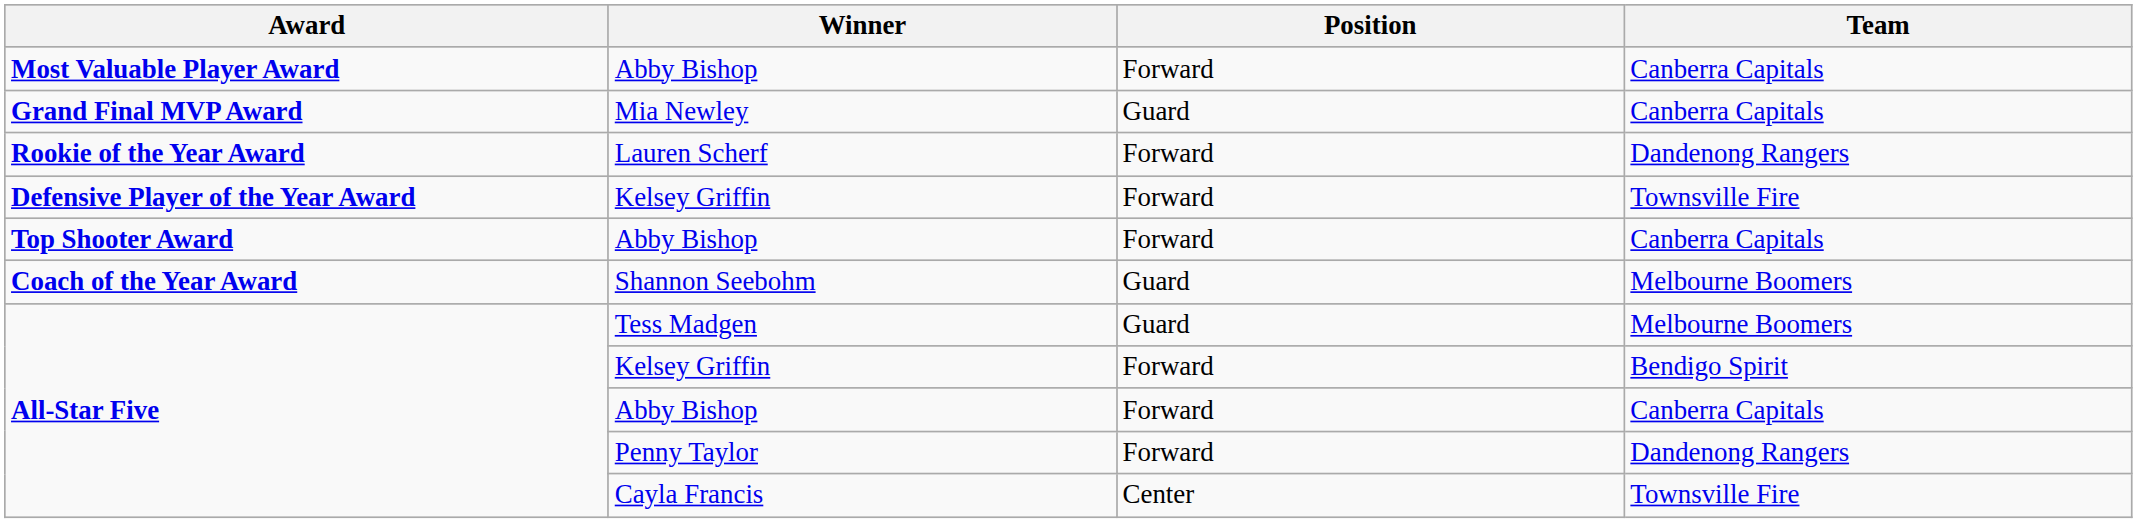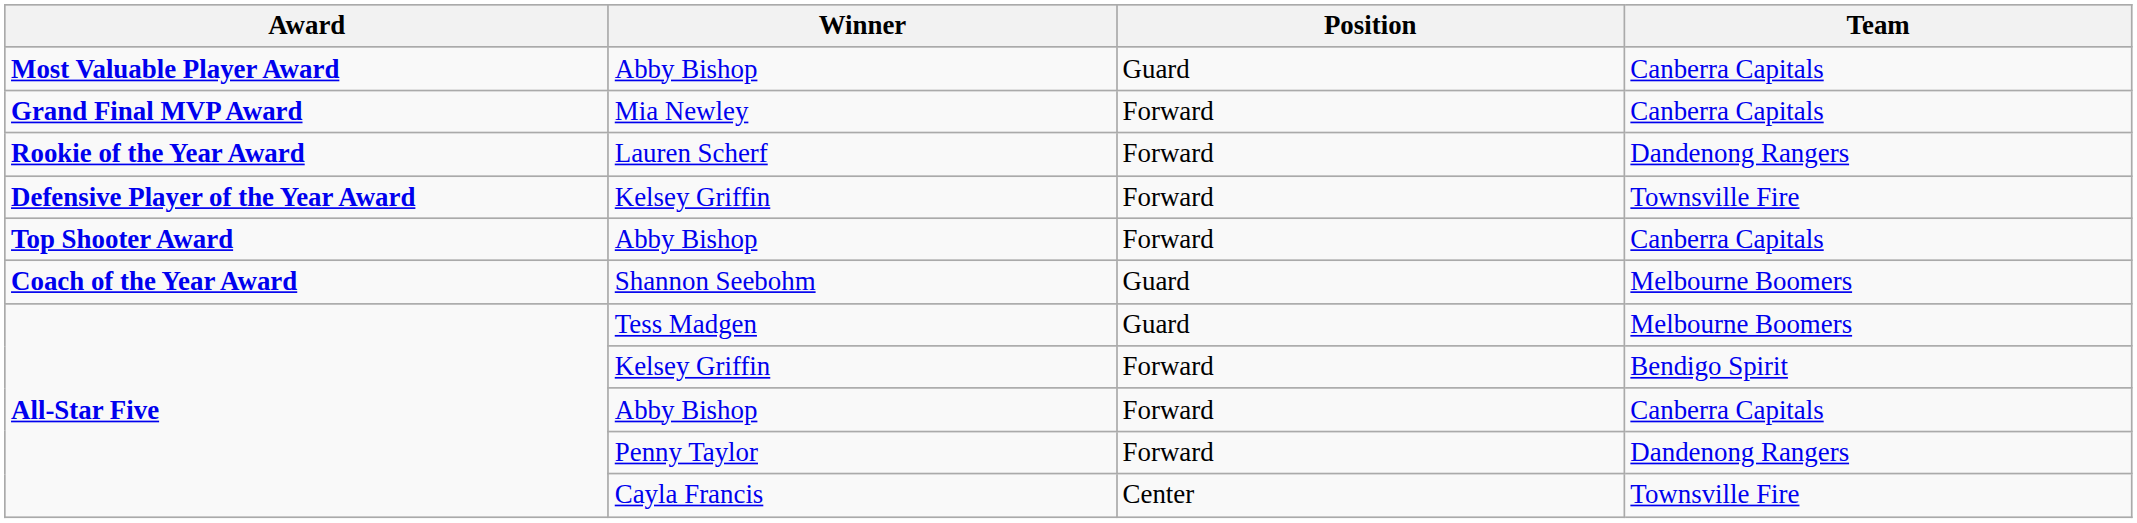(1168, 68) Forward -> (1156, 68) Guard
(1156, 111) Guard -> (1168, 111) Forward
